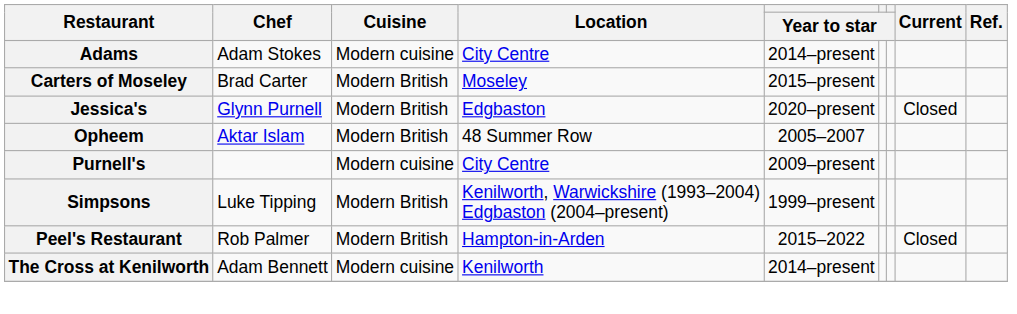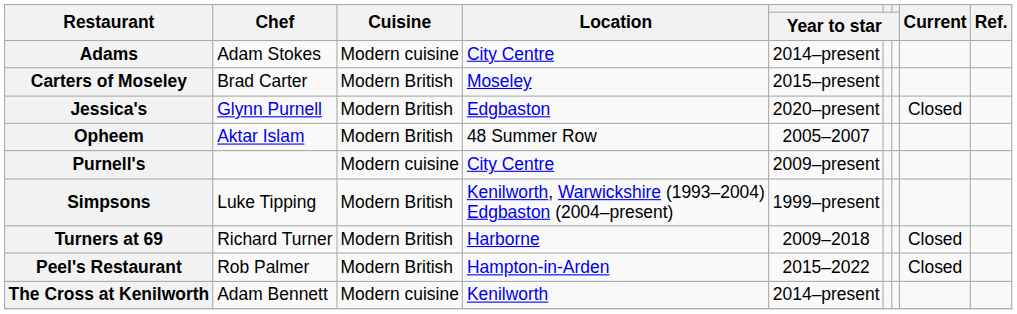+ row: (109, 239)
